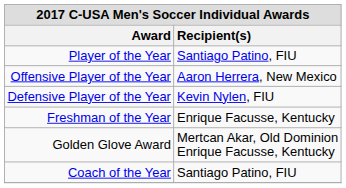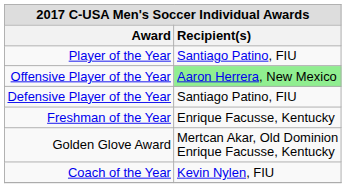(257, 77) no background -> (257, 77) lightgreen background
(226, 97) Kevin Nylen, FIU -> (237, 97) Santiago Patino, FIU
(237, 173) Santiago Patino, FIU -> (226, 173) Kevin Nylen, FIU
